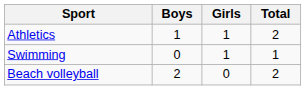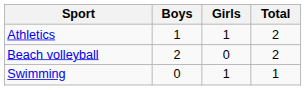rows swapped: (53, 74) <-> (36, 54)
